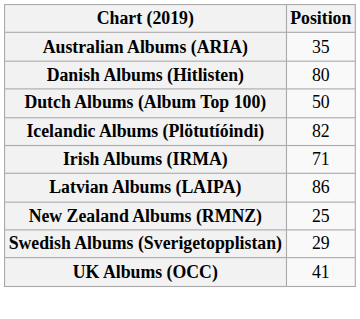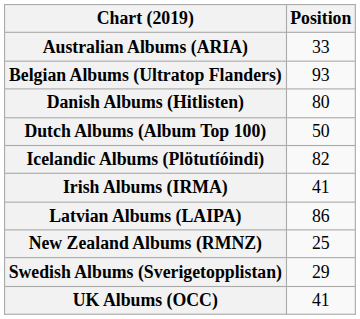(321, 46) 35 -> (321, 46) 33
+ row: (145, 74)
(321, 159) 71 -> (321, 187) 41
